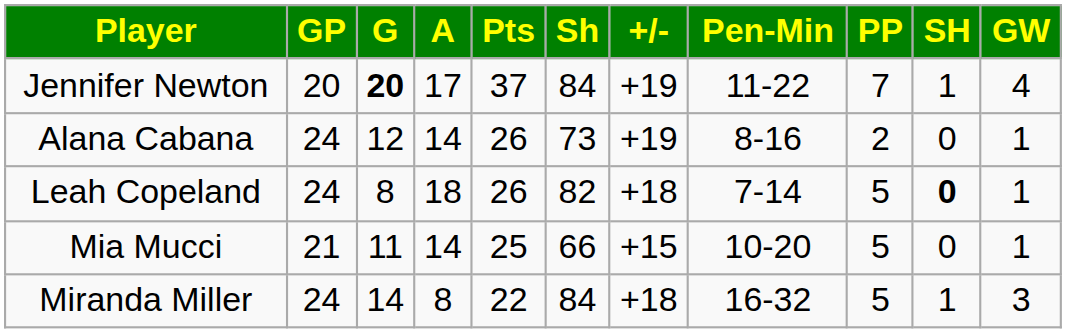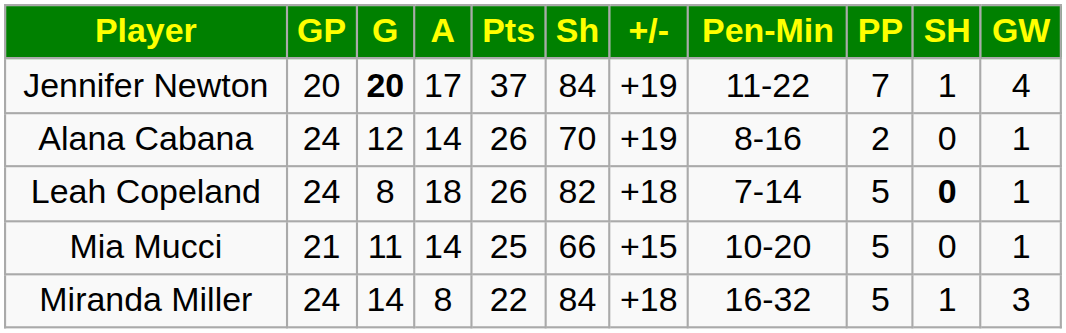(577, 138) 73 -> (577, 138) 70
